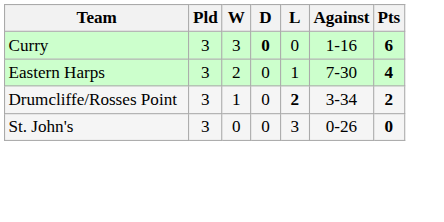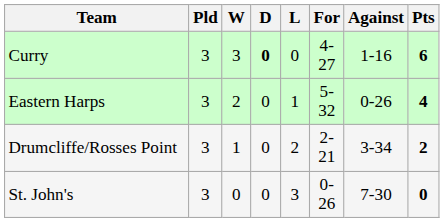+ column: (327, 18)
(341, 72) 7-30 -> (376, 101) 0-26
(295, 99) bold -> (295, 147) normal
(341, 126) 0-26 -> (376, 194) 7-30
